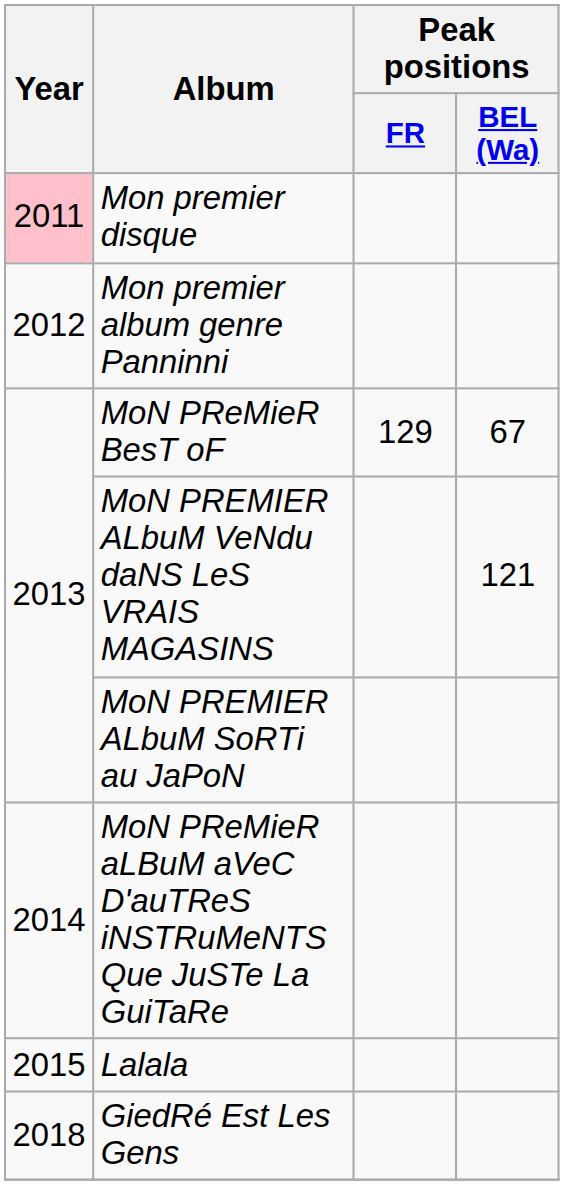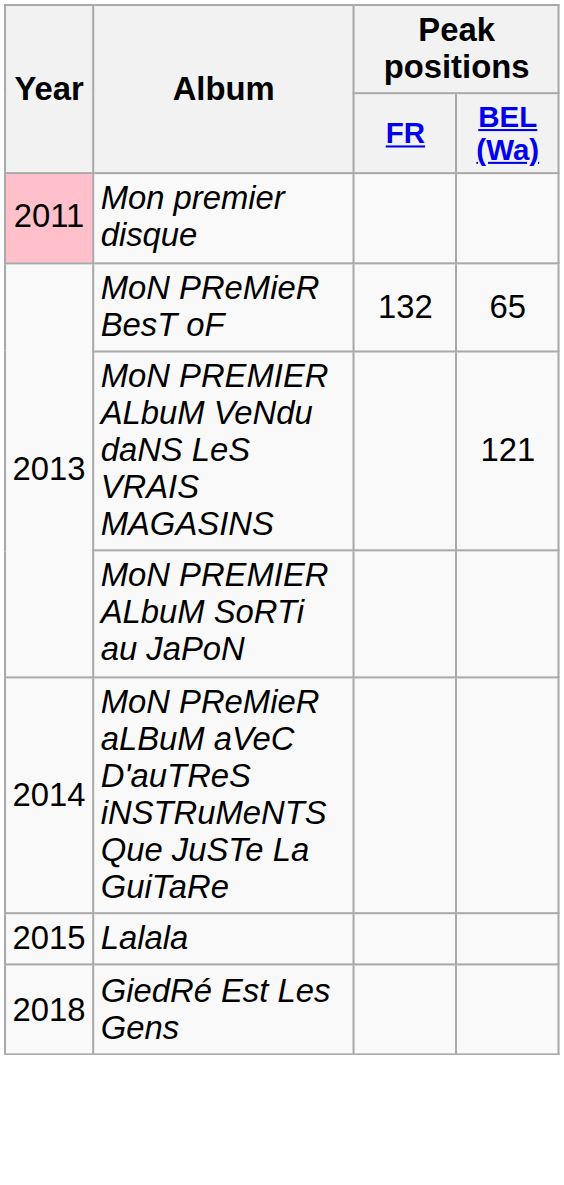- row: (193, 324)
(405, 432) 129 -> (405, 306) 132
(508, 432) 67 -> (508, 306) 65
